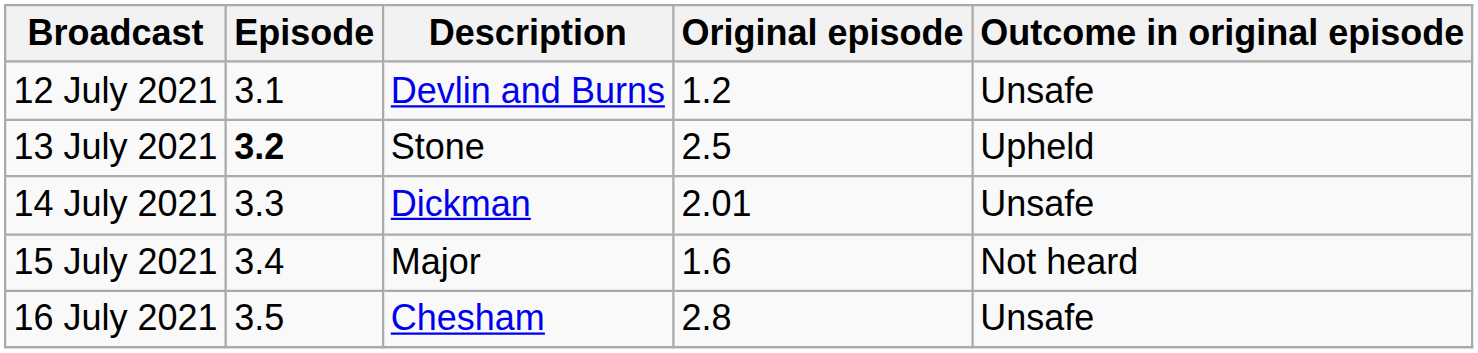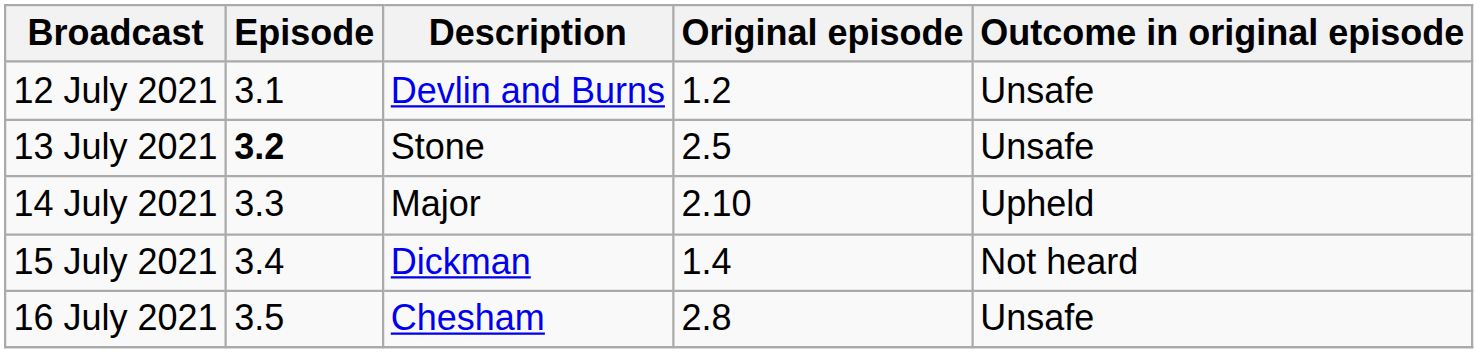(1037, 147) Upheld -> (1037, 147) Unsafe
(461, 204) Dickman -> (436, 204) Major
(717, 204) 2.01 -> (717, 204) 2.10
(1037, 204) Unsafe -> (1037, 204) Upheld
(436, 261) Major -> (461, 261) Dickman
(707, 261) 1.6 -> (707, 261) 1.4
